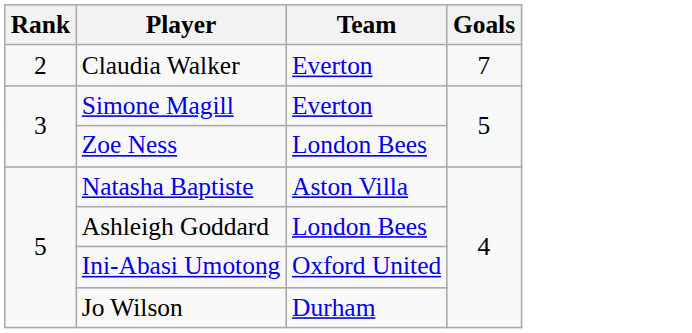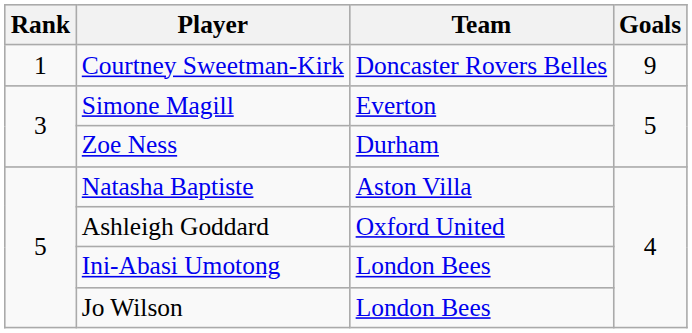+ row: (213, 65)
- row: (161, 65)
(360, 145) London Bees -> (397, 145) Durham
(360, 226) London Bees -> (430, 226) Oxford United
(367, 266) Oxford United -> (423, 266) London Bees
(334, 307) Durham -> (423, 307) London Bees
